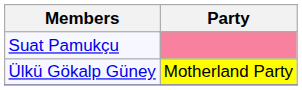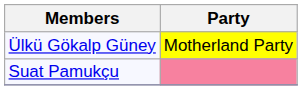rows swapped: (64, 45) <-> (82, 72)
